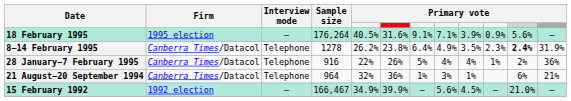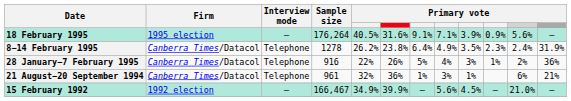(522, 49) bold -> (522, 49) normal
(471, 62) 4% -> (471, 62) 3%
(331, 76) 964 -> (331, 76) 961
